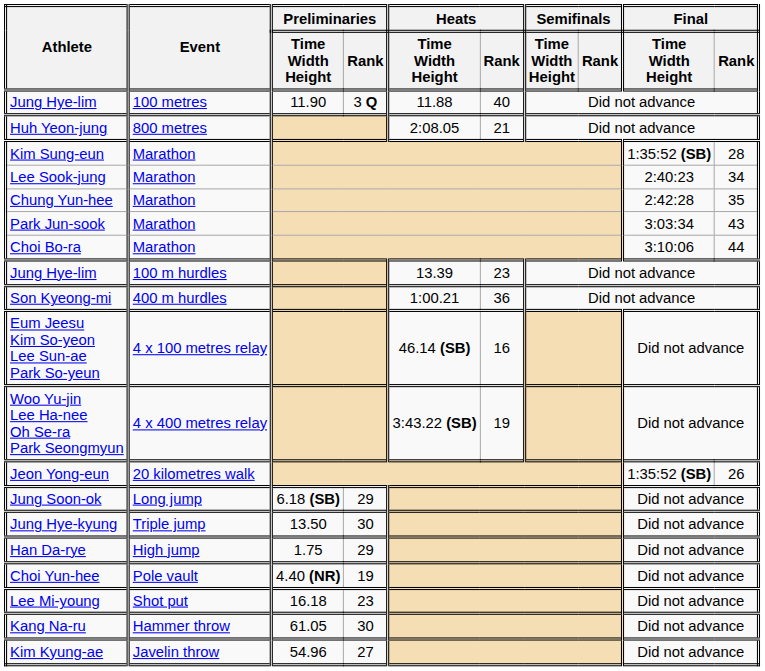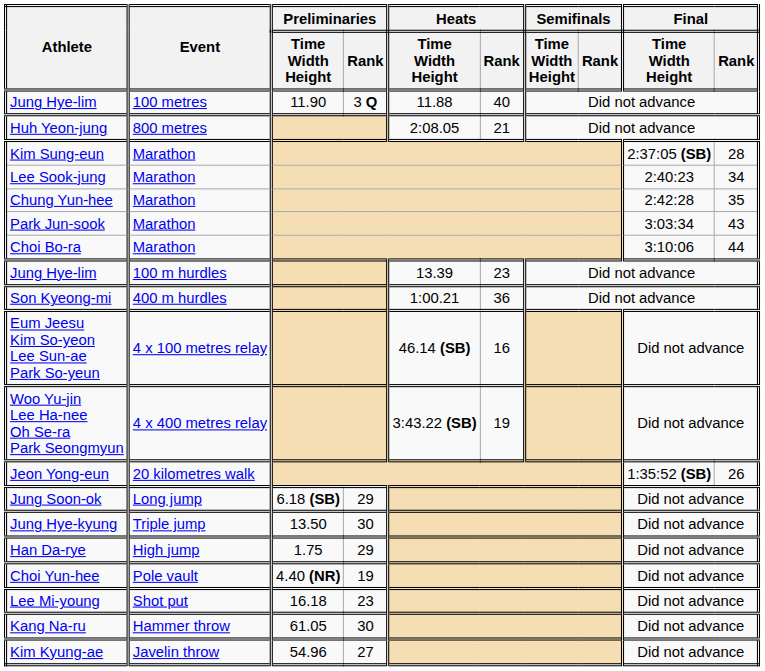(669, 154) 1:35:52 (SB) -> (669, 154) 2:37:05 (SB)
